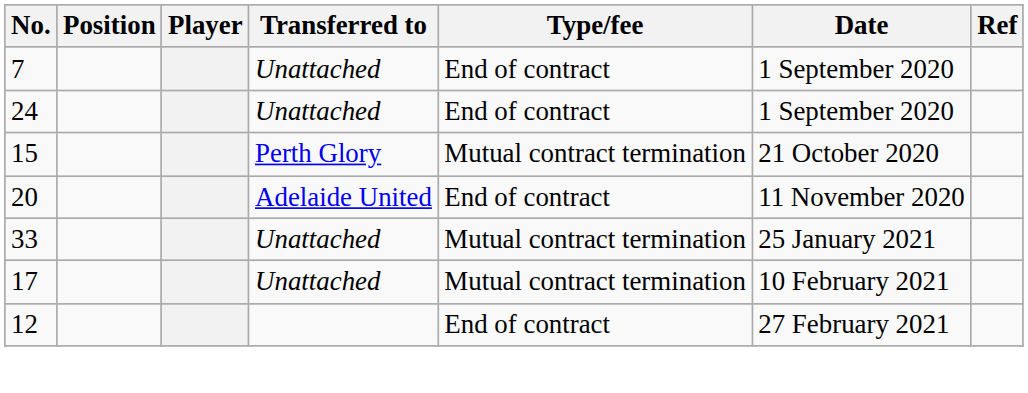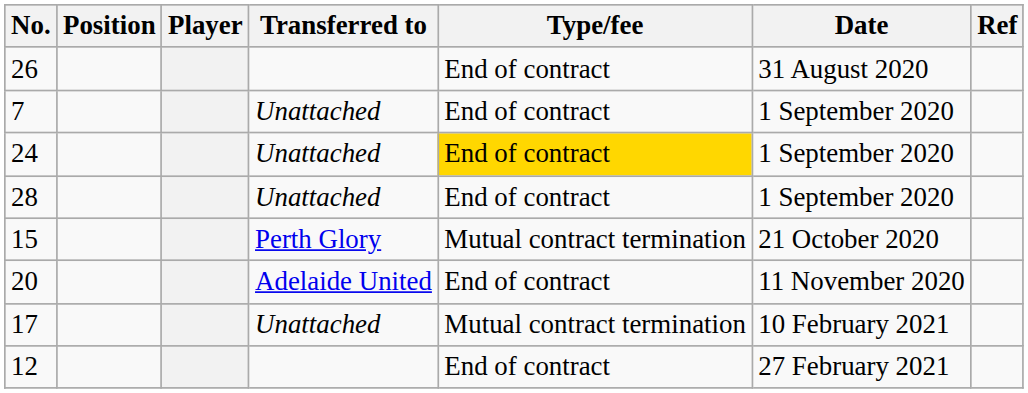+ row: (24, 68)
(527, 111) no background -> (527, 153) gold background
+ row: (24, 196)
- row: (24, 238)
